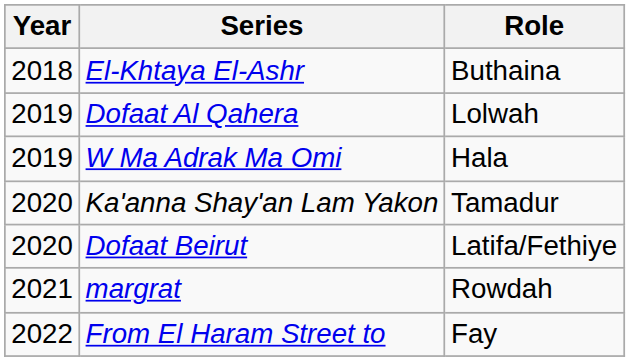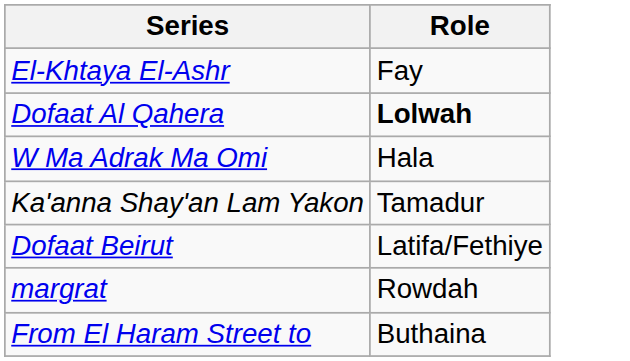- column: (42, 26)
(506, 70) Buthaina -> (400, 70) Fay
(495, 114) normal -> (424, 114) bold
(474, 333) Fay -> (431, 333) Buthaina
